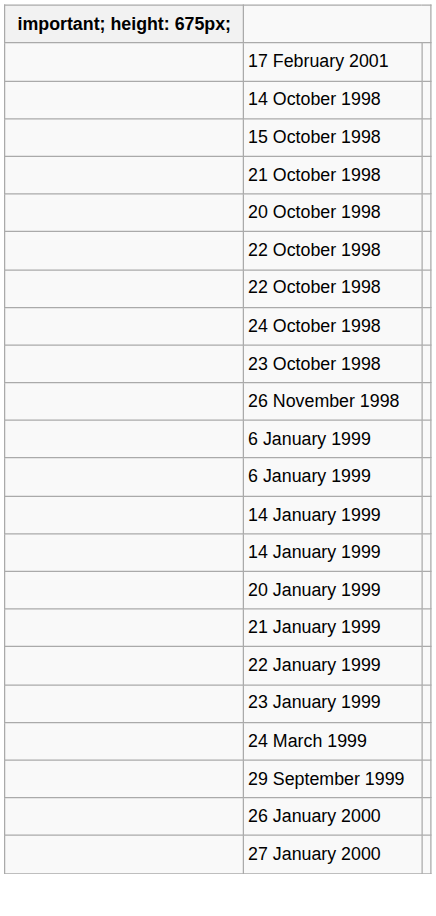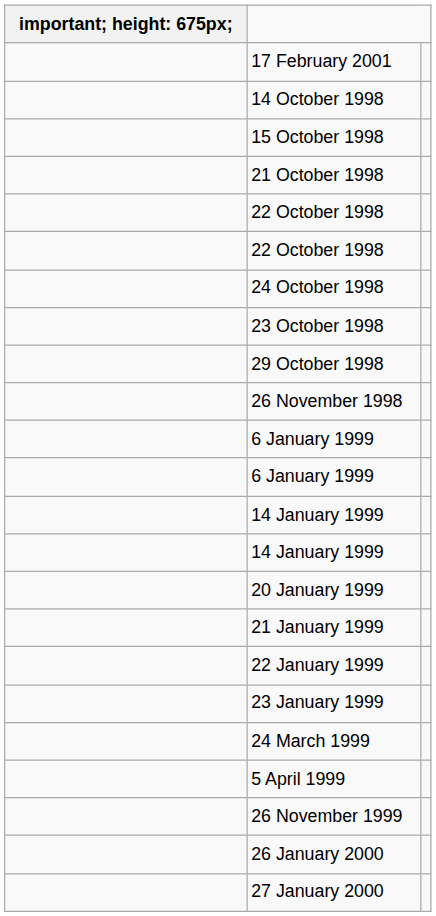- row: (124, 213)
+ row: (126, 364)
+ row: (126, 779)
- row: (124, 779)
+ row: (126, 817)
